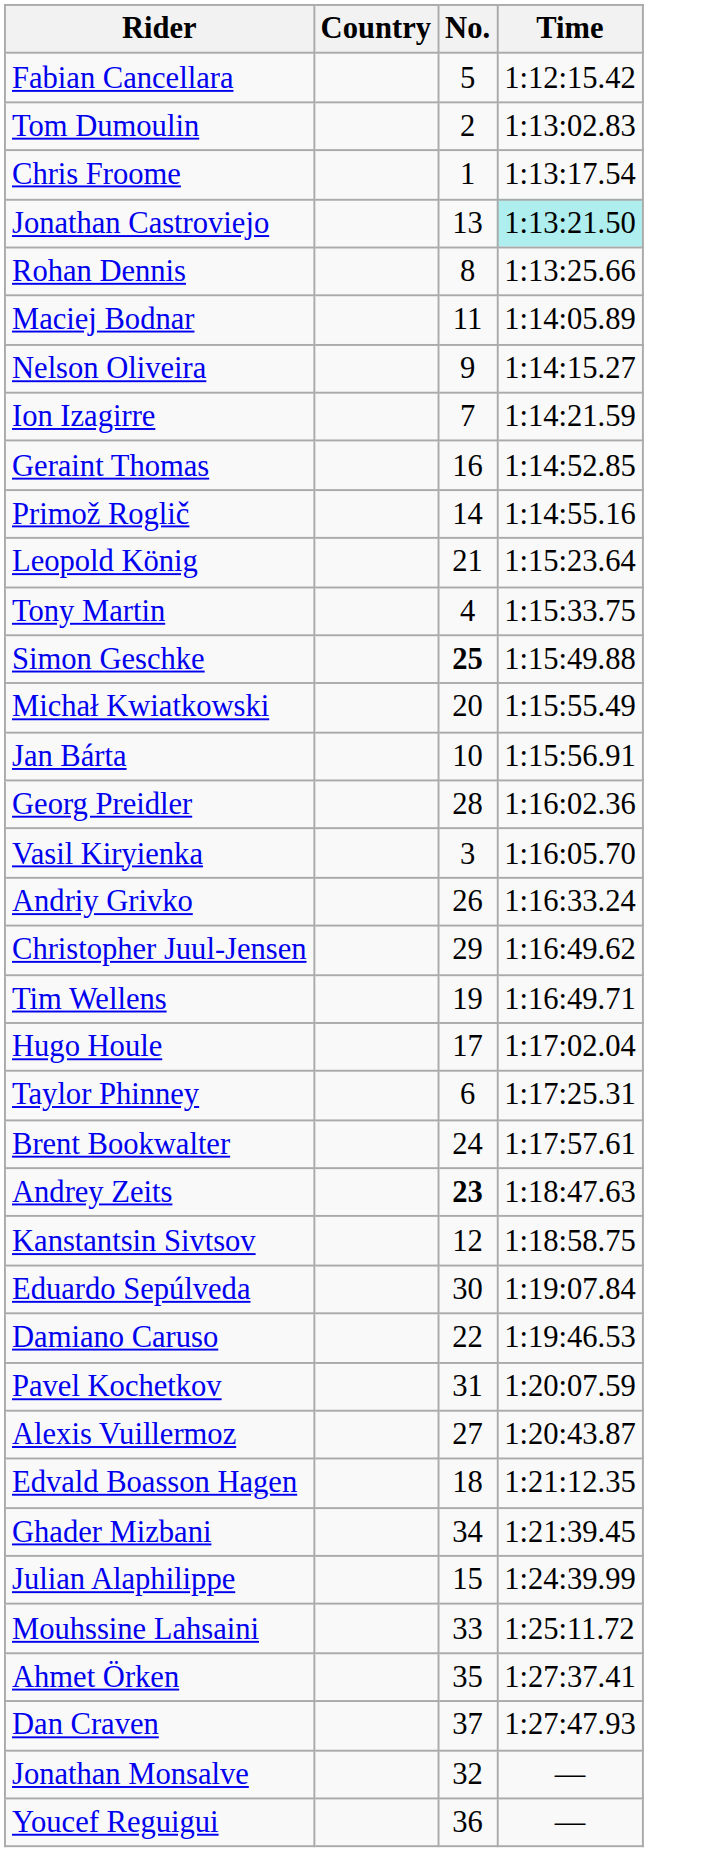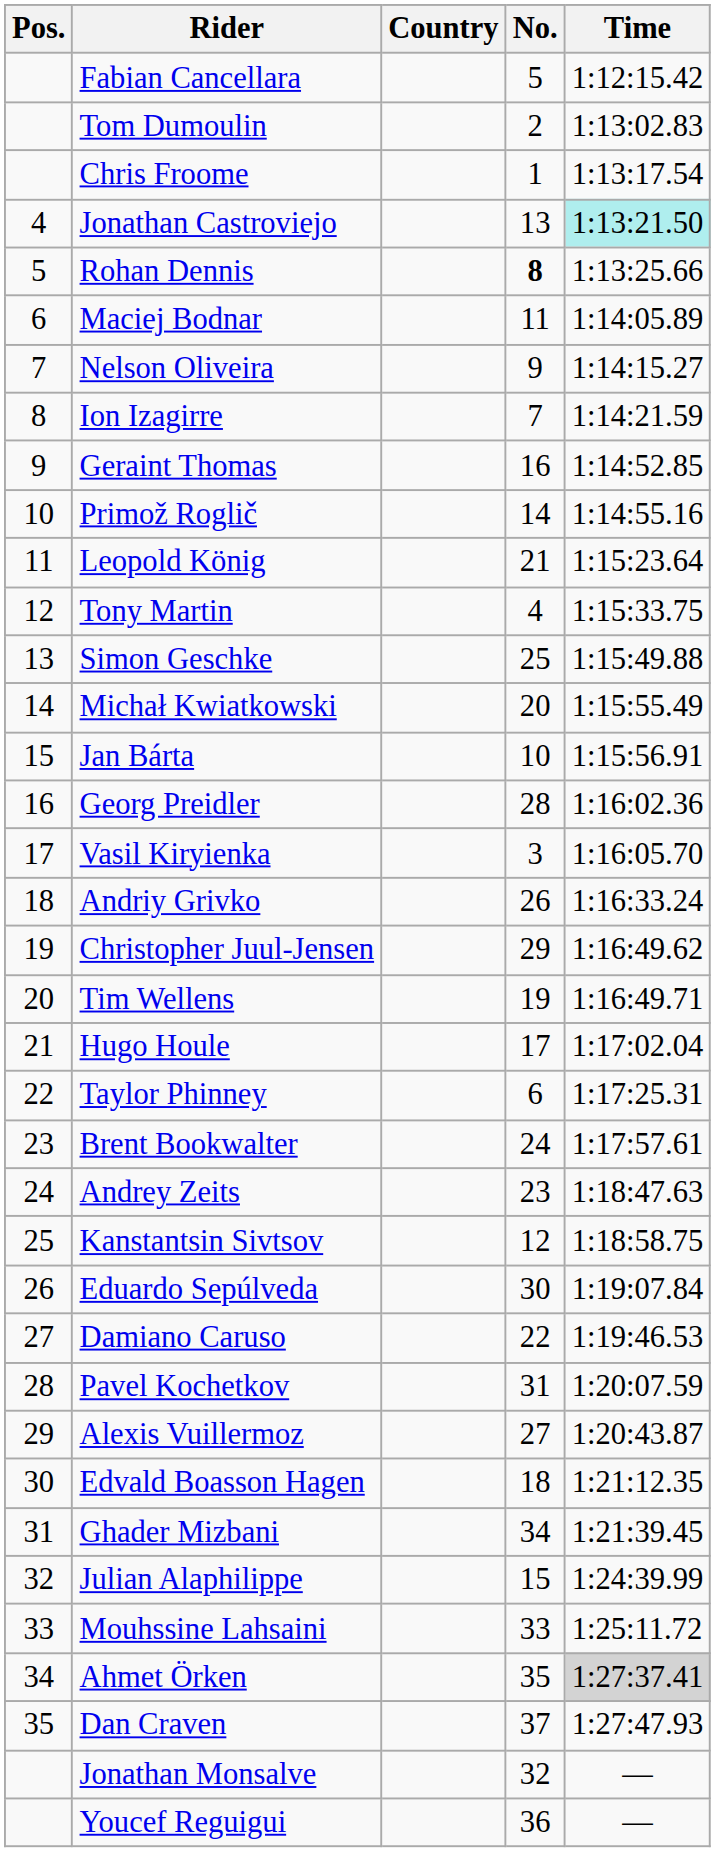+ column: (39, 28)
(468, 271) normal -> (535, 271) bold
(468, 658) bold -> (535, 658) normal
(468, 1191) bold -> (535, 1191) normal
(570, 1676) no background -> (638, 1676) lightgrey background
